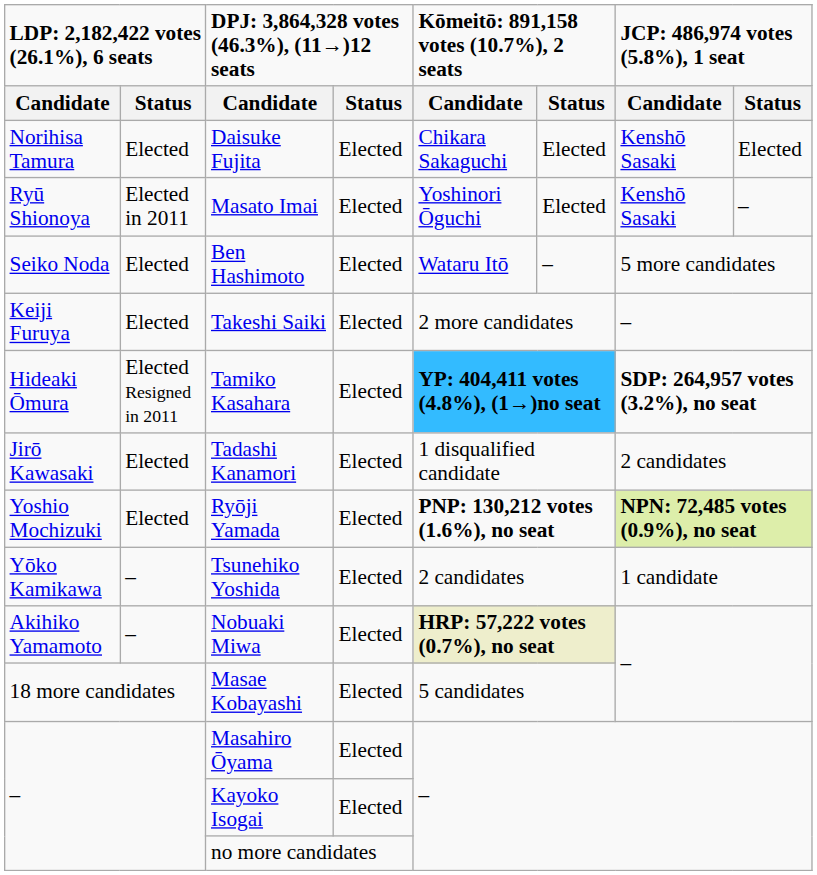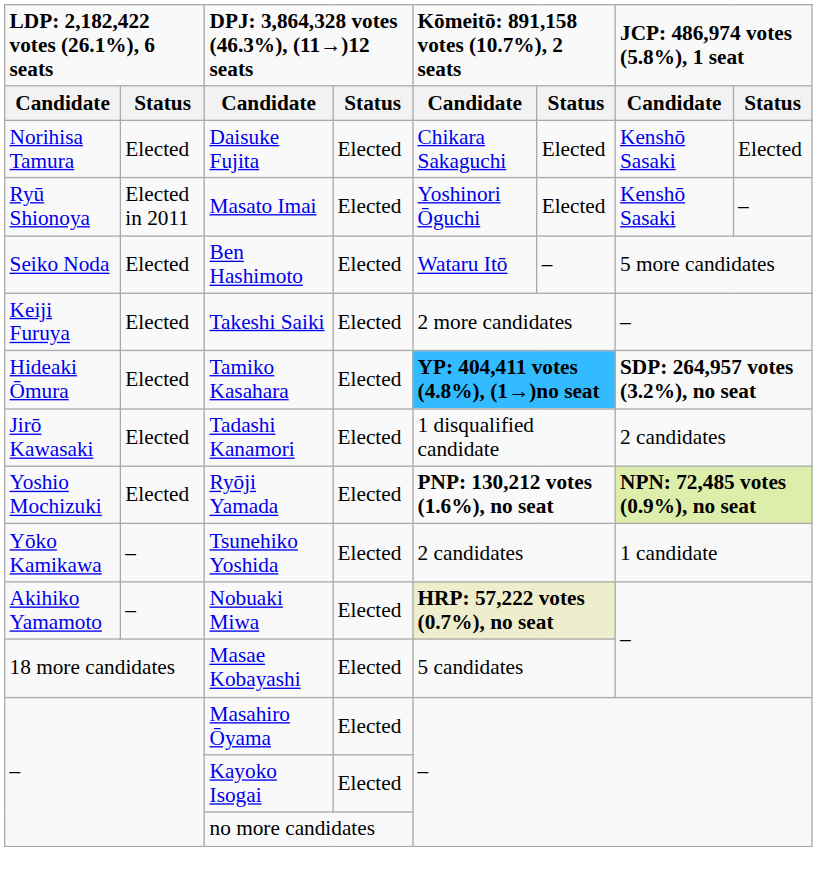(158, 391) Elected Resigned in 2011 -> (157, 379) Elected
